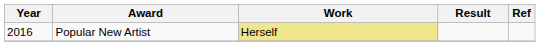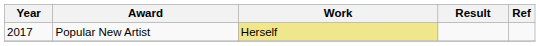(20, 31) 2016 -> (20, 31) 2017
